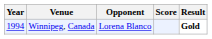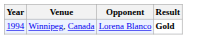- column: (166, 12)
